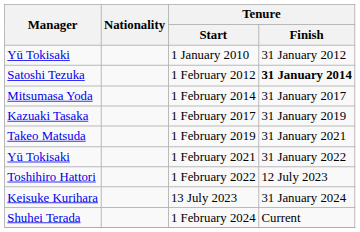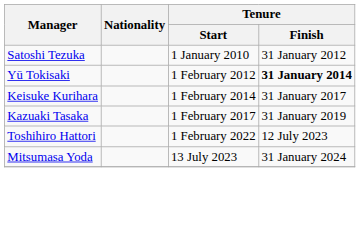(39, 55) Yū Tokisaki -> (46, 55) Satoshi Tezuka
(46, 75) Satoshi Tezuka -> (39, 75) Yū Tokisaki
(50, 95) Mitsumasa Yoda -> (53, 95) Keisuke Kurihara
- row: (213, 136)
- row: (213, 156)
(53, 197) Keisuke Kurihara -> (50, 156) Mitsumasa Yoda
- row: (213, 217)
